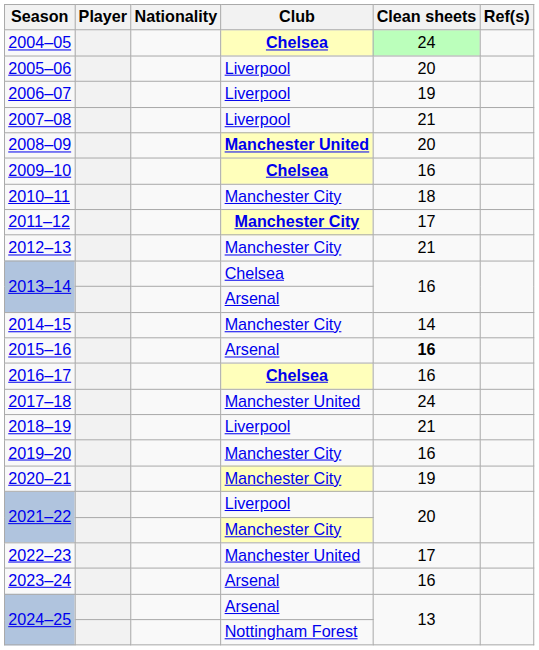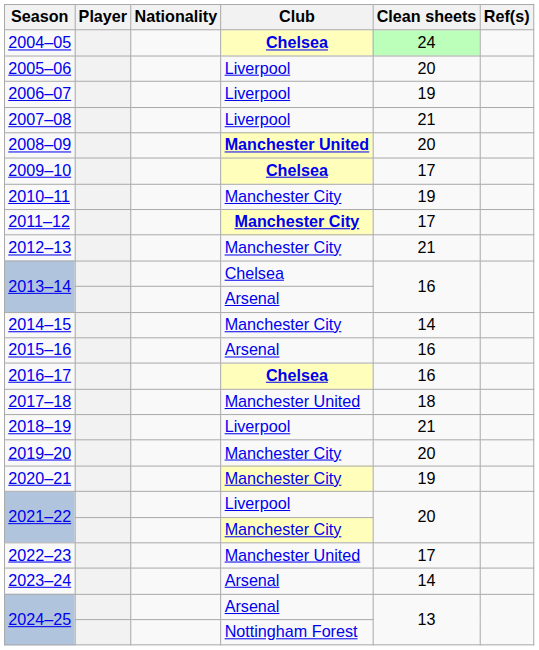(427, 171) 16 -> (427, 171) 17
(427, 196) 18 -> (427, 196) 19
(427, 350) bold -> (427, 350) normal
(427, 401) 24 -> (427, 401) 18
(427, 453) 16 -> (427, 453) 20
(427, 581) 16 -> (427, 581) 14
